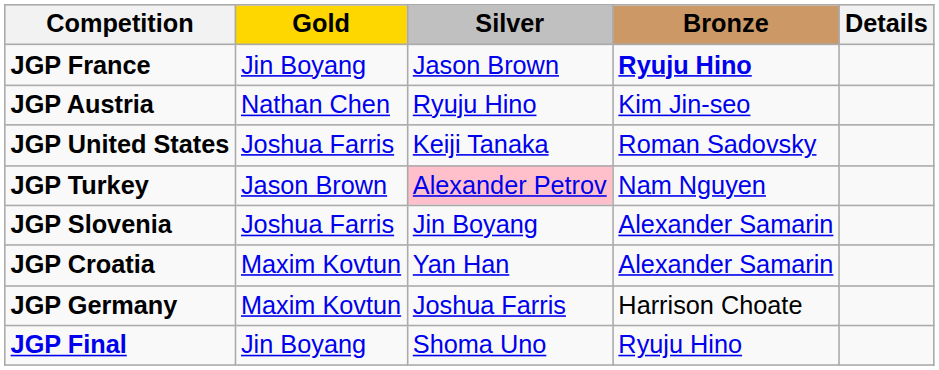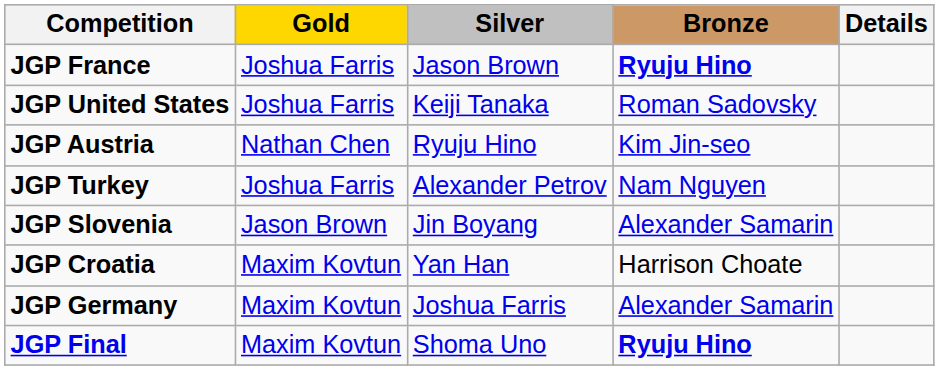(304, 64) Jin Boyang -> (318, 64) Joshua Farris
rows swapped: (120, 144) <-> (82, 104)
(314, 184) Jason Brown -> (318, 184) Joshua Farris
(510, 184) pink background -> (510, 184) no background
(318, 225) Joshua Farris -> (314, 225) Jason Brown
(726, 265) Alexander Samarin -> (710, 265) Harrison Choate
(710, 305) Harrison Choate -> (726, 305) Alexander Samarin
(304, 345) Jin Boyang -> (321, 345) Maxim Kovtun
(680, 345) normal -> (685, 345) bold
